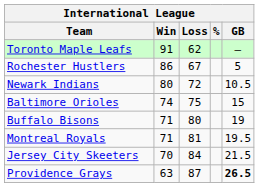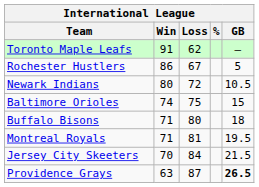(238, 120) 19 -> (238, 120) 18
